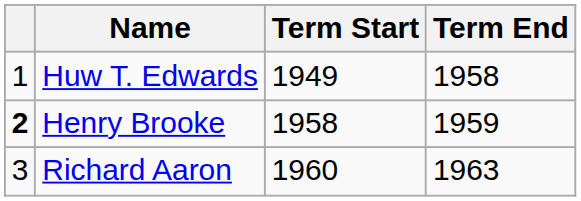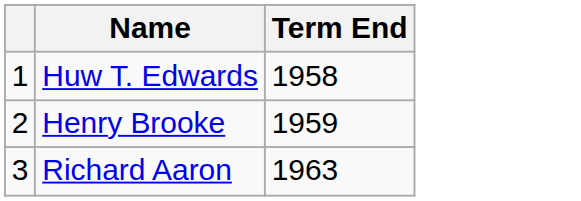- column: (345, 28)
(20, 123) bold -> (20, 123) normal
